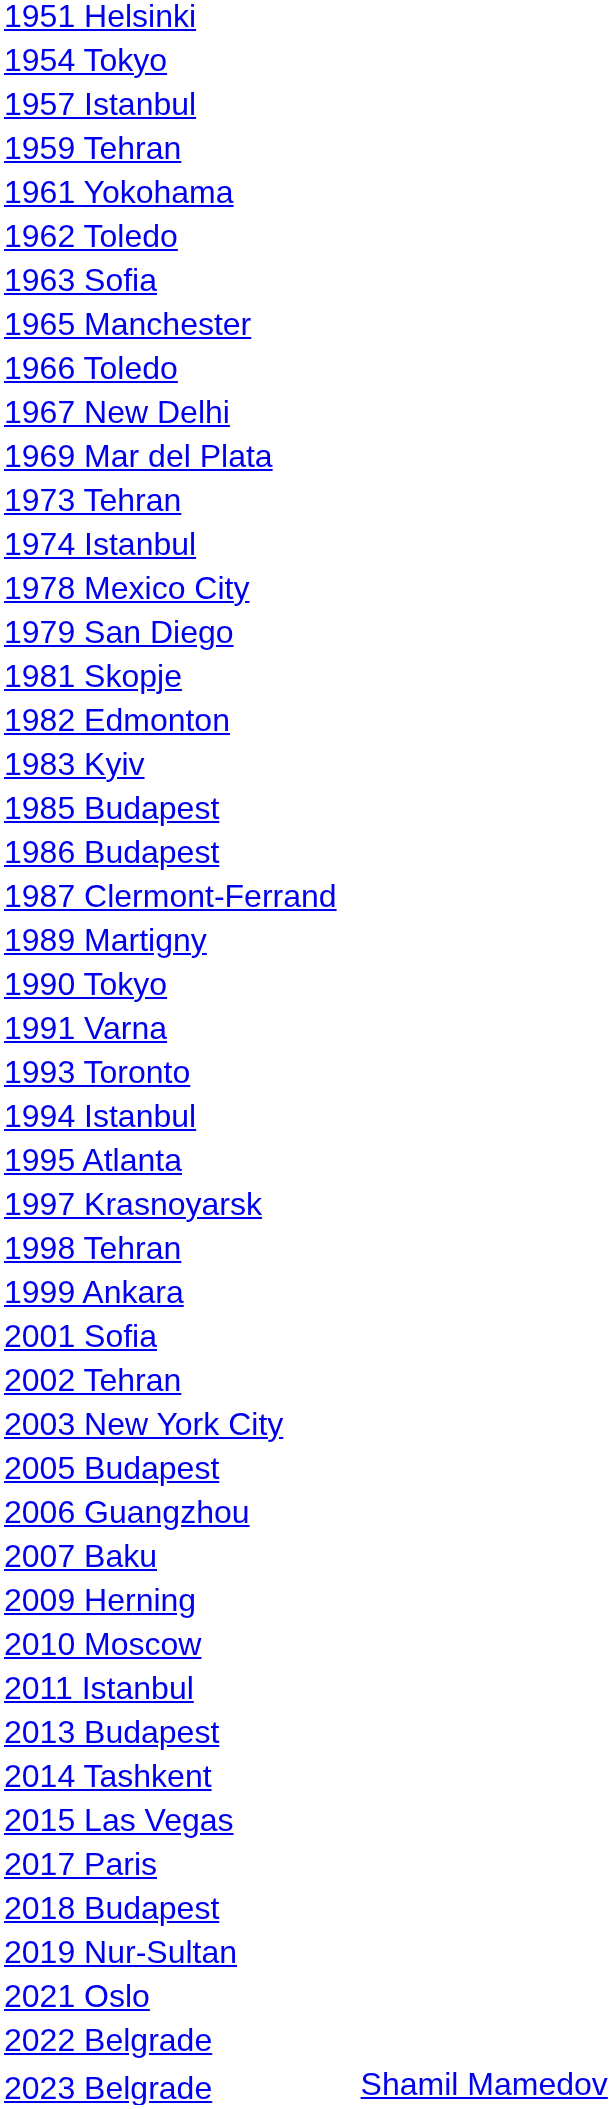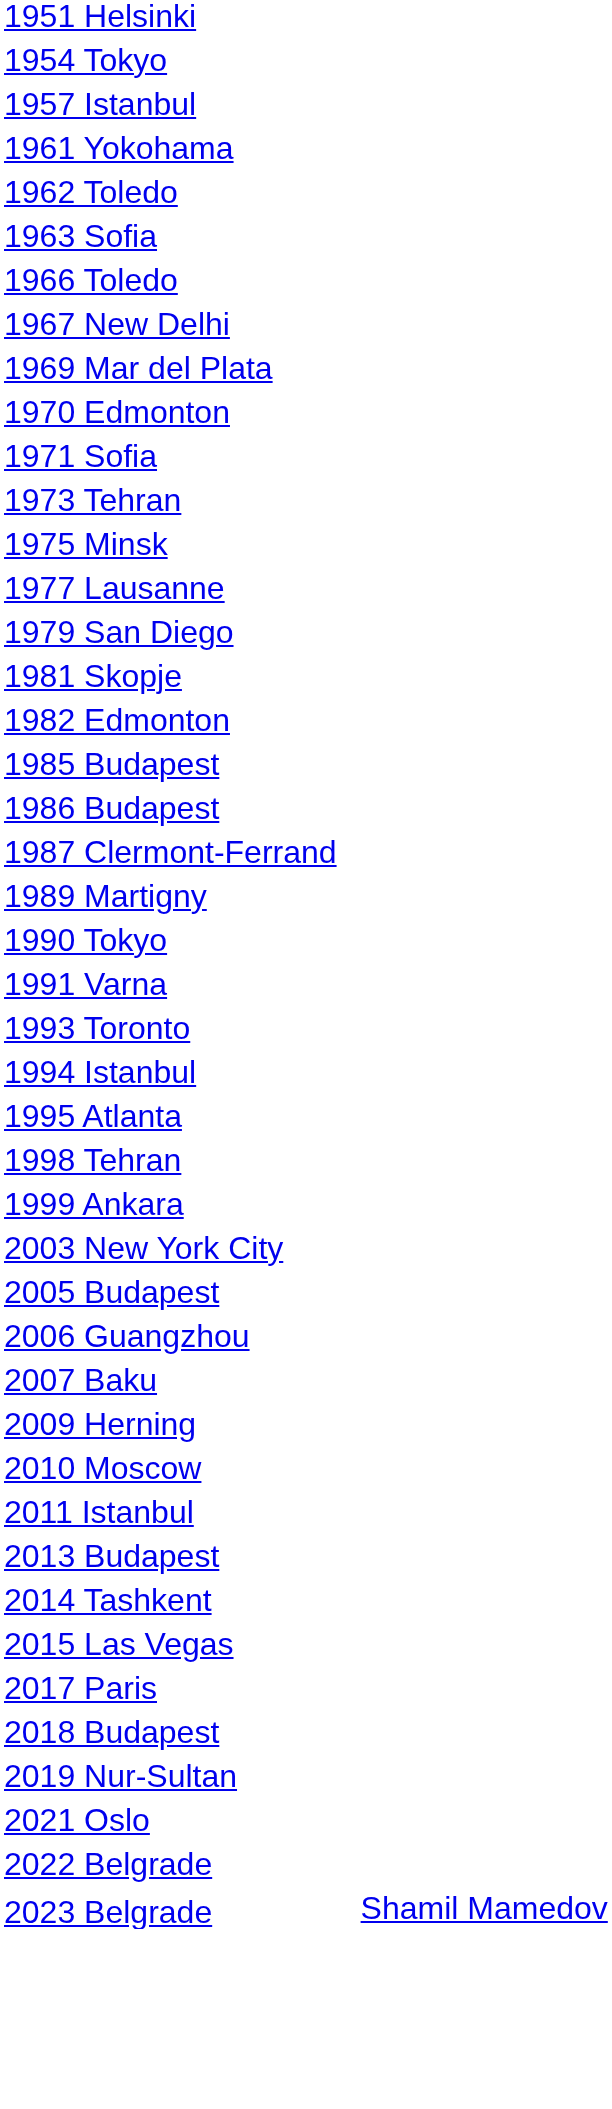- row: (93, 148)
- row: (128, 324)
+ row: (117, 412)
+ row: (81, 456)
- row: (100, 544)
+ row: (86, 544)
+ row: (114, 588)
- row: (127, 588)
- row: (74, 764)
- row: (133, 1204)
- row: (81, 1336)
- row: (93, 1380)
